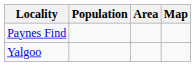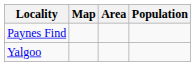columns swapped: (100, 14) <-> (176, 14)
